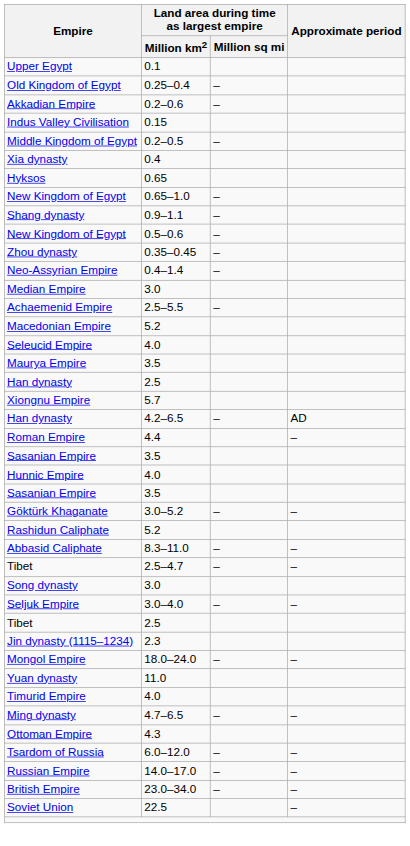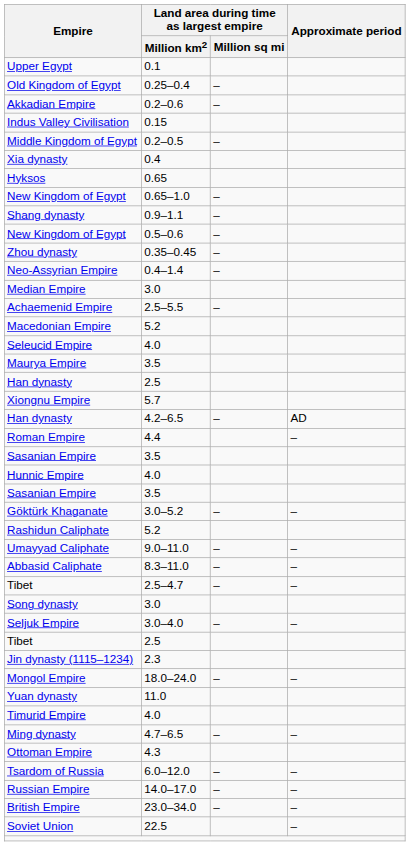+ row: (58, 548)
